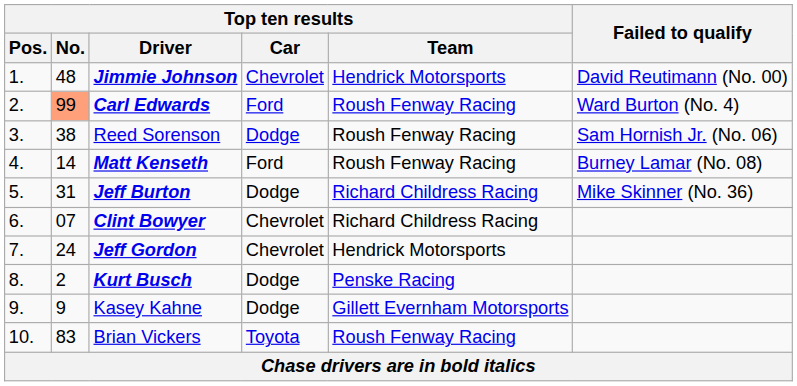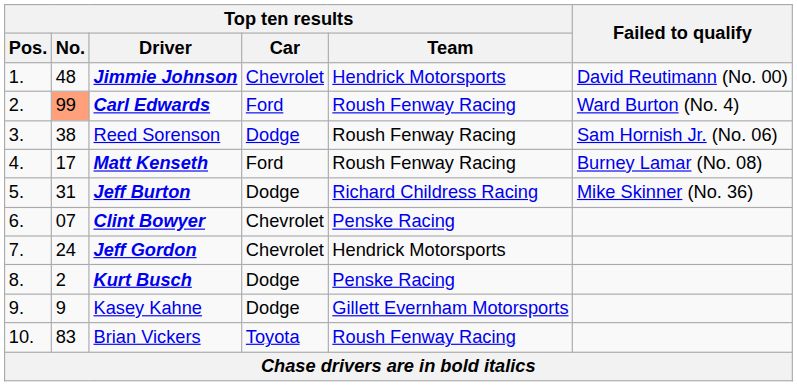(66, 163) 14 -> (66, 163) 17
(435, 221) Richard Childress Racing -> (394, 221) Penske Racing
